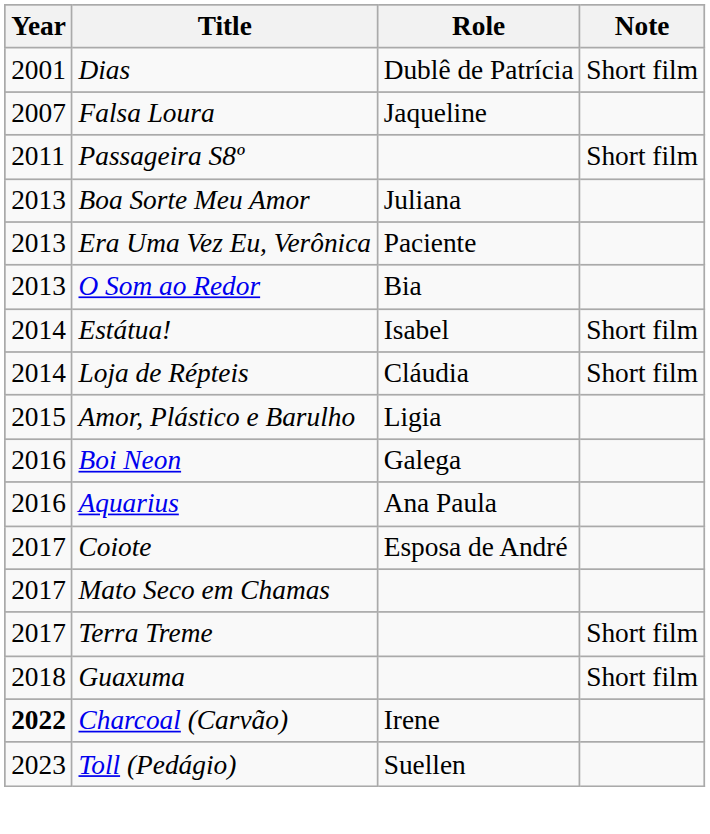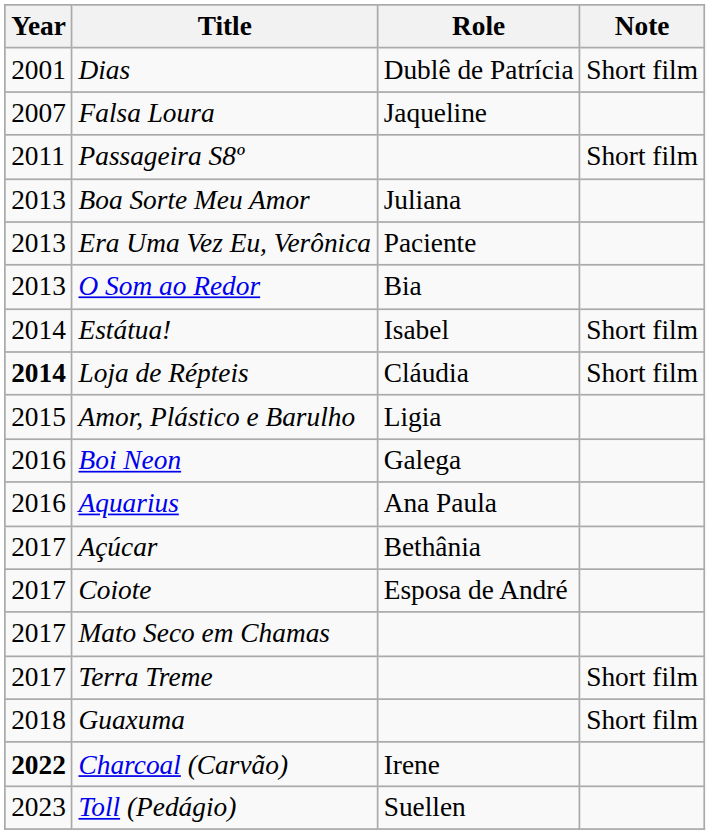(39, 373) normal -> (39, 373) bold
+ row: (118, 546)
